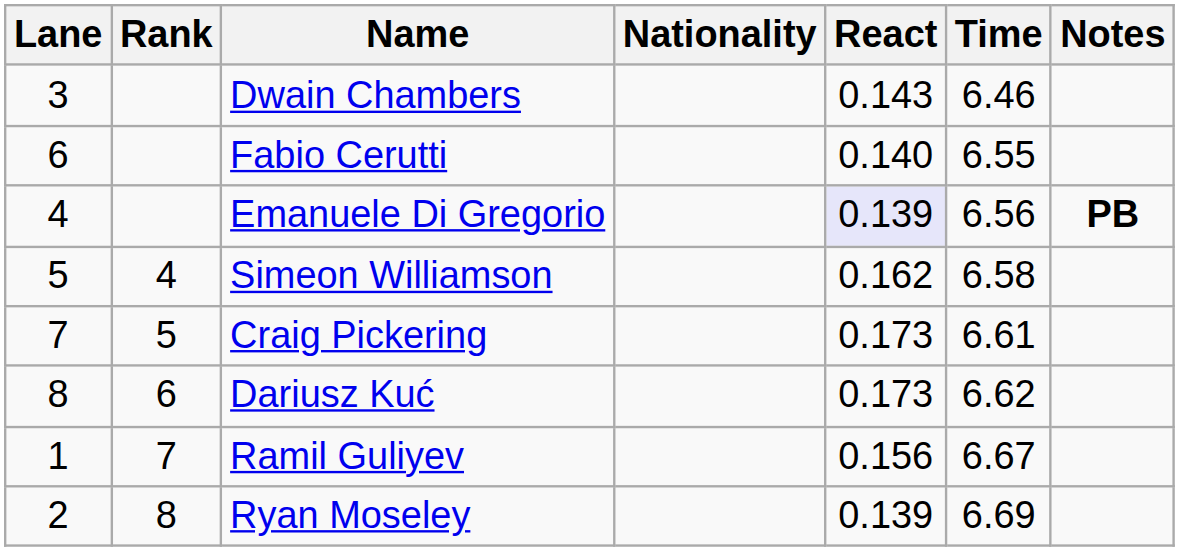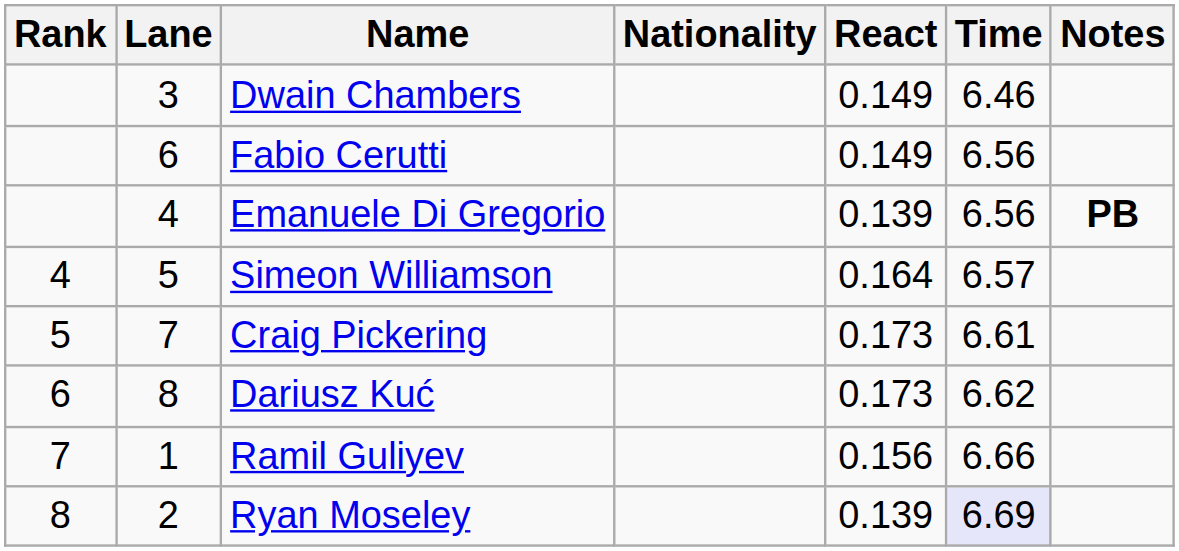columns swapped: (166, 34) <-> (58, 34)
(886, 94) 0.143 -> (886, 94) 0.149
(886, 154) 0.140 -> (886, 154) 0.149
(999, 154) 6.55 -> (999, 154) 6.56
(886, 214) lavender background -> (886, 214) no background
(886, 275) 0.162 -> (886, 275) 0.164
(999, 275) 6.58 -> (999, 275) 6.57
(999, 455) 6.67 -> (999, 455) 6.66
(999, 515) no background -> (999, 515) lavender background
